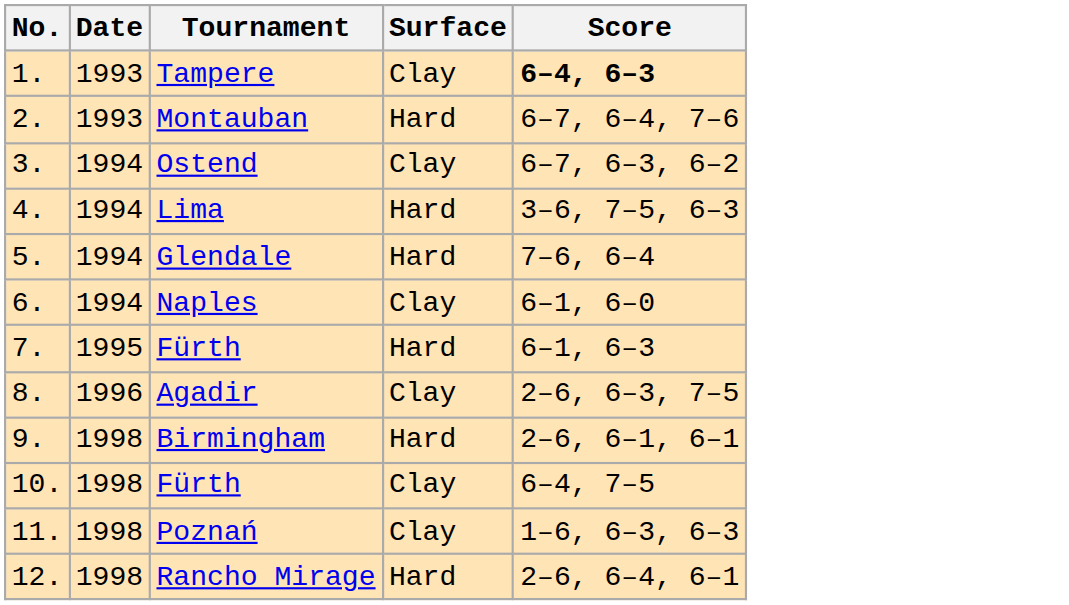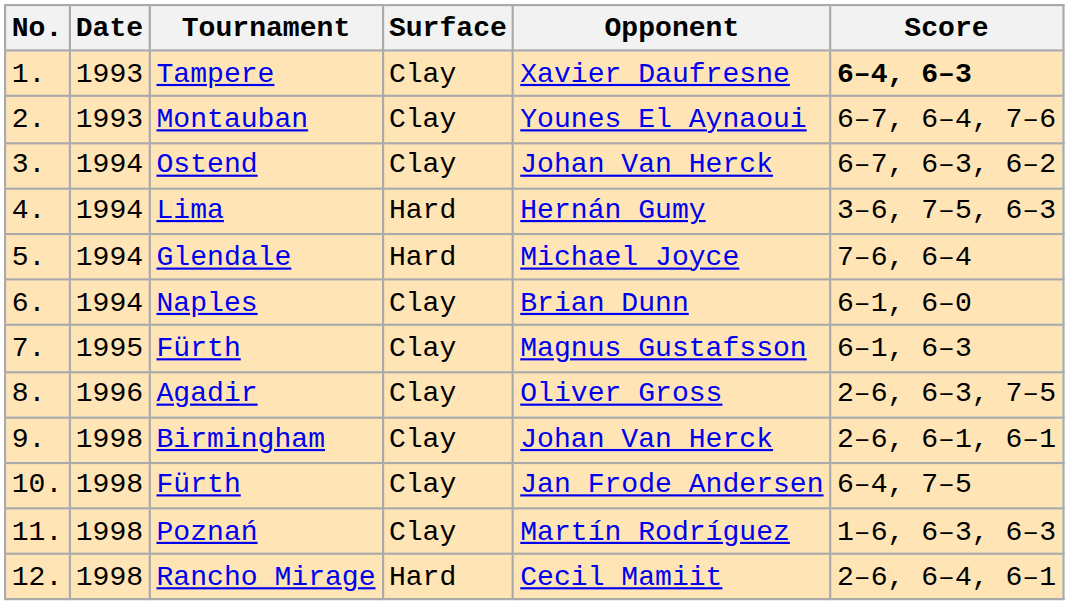+ column: (672, 28)
(423, 119) Hard -> (423, 119) Clay
(423, 348) Hard -> (423, 348) Clay
(423, 440) Hard -> (423, 440) Clay
